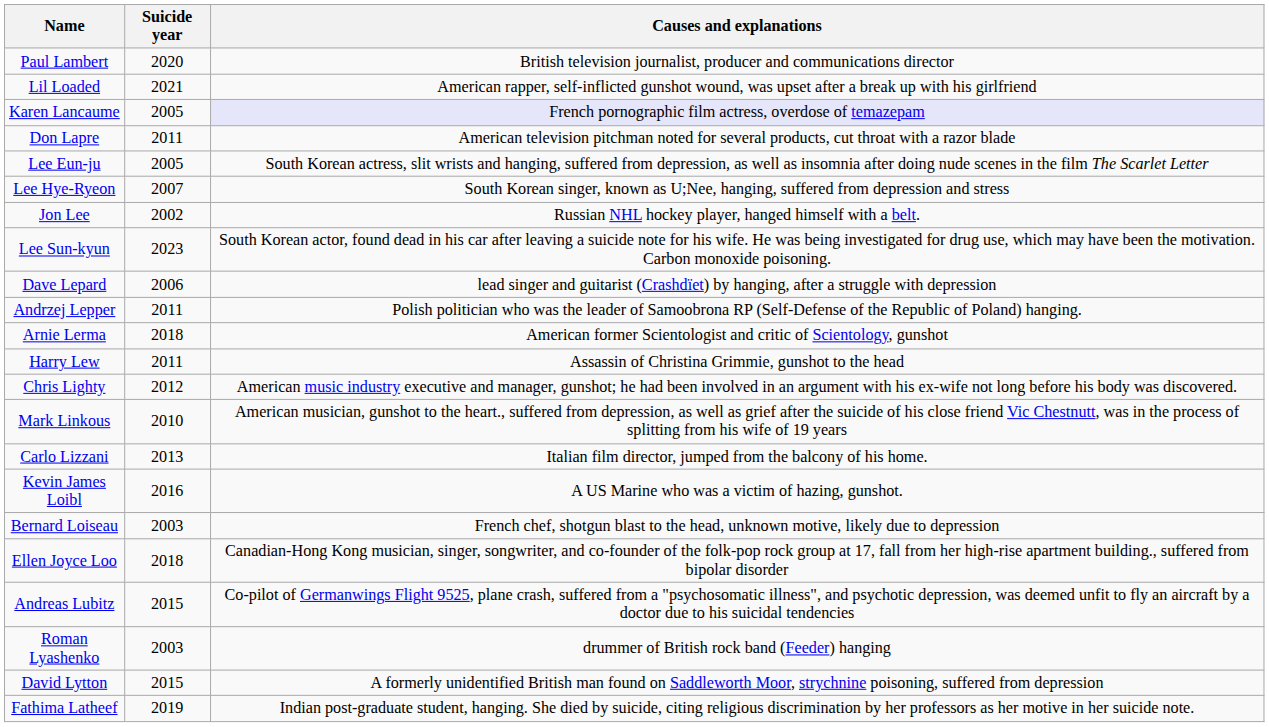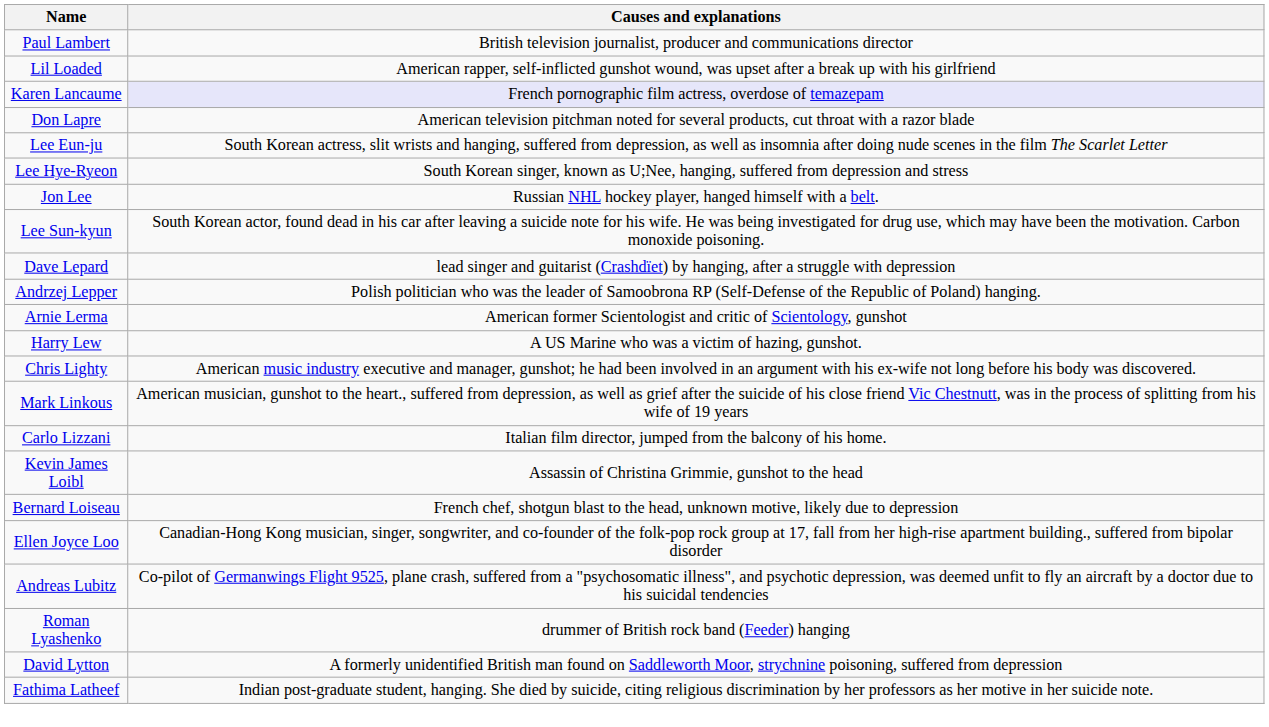- column: (167, 26)
(737, 361) Assassin of Christina Grimmie, gunshot to the head -> (696, 343) A US Marine who was a victim of hazing, gunshot.
(737, 491) A US Marine who was a victim of hazing, gunshot. -> (696, 472) Assassin of Christina Grimmie, gunshot to the head
